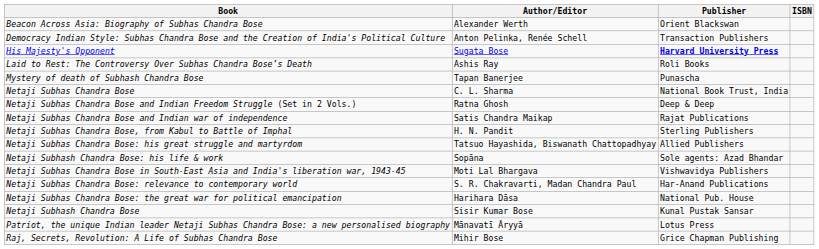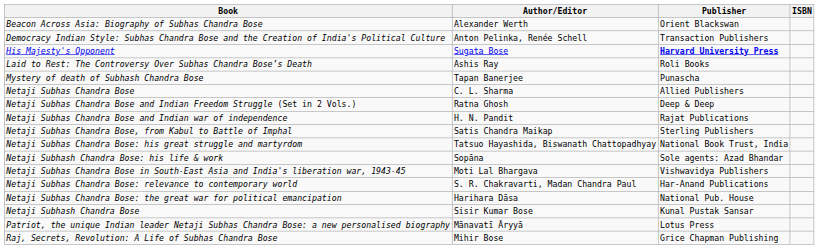(724, 91) National Book Trust, India -> (702, 91) Allied Publishers
(503, 118) Satis Chandra Maikap -> (484, 118) H. N. Pandit
(484, 131) H. N. Pandit -> (503, 131) Satis Chandra Maikap
(702, 144) Allied Publishers -> (724, 144) National Book Trust, India
